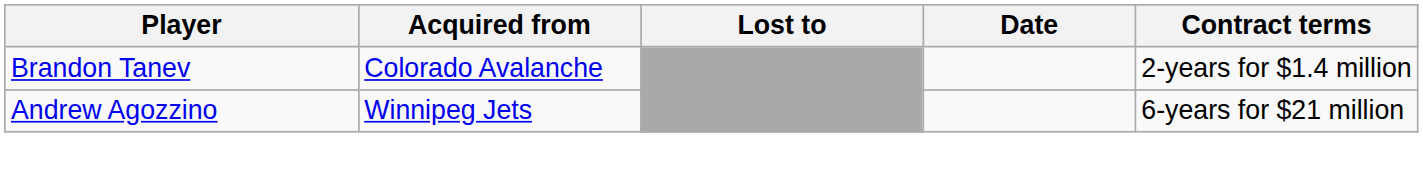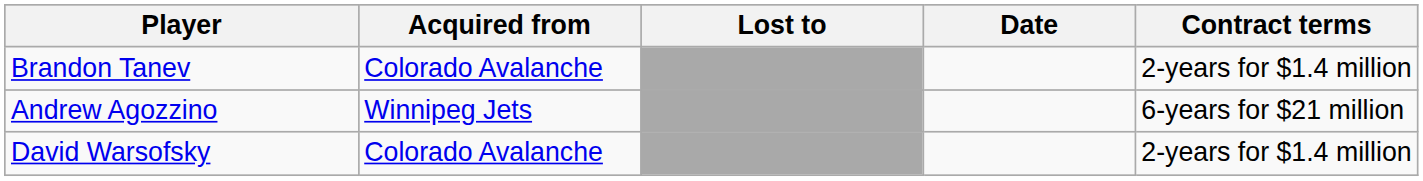+ row: (111, 152)
